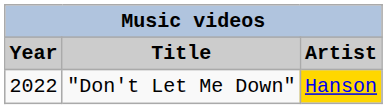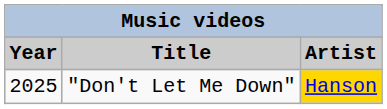(34, 86) 2022 -> (34, 86) 2025
